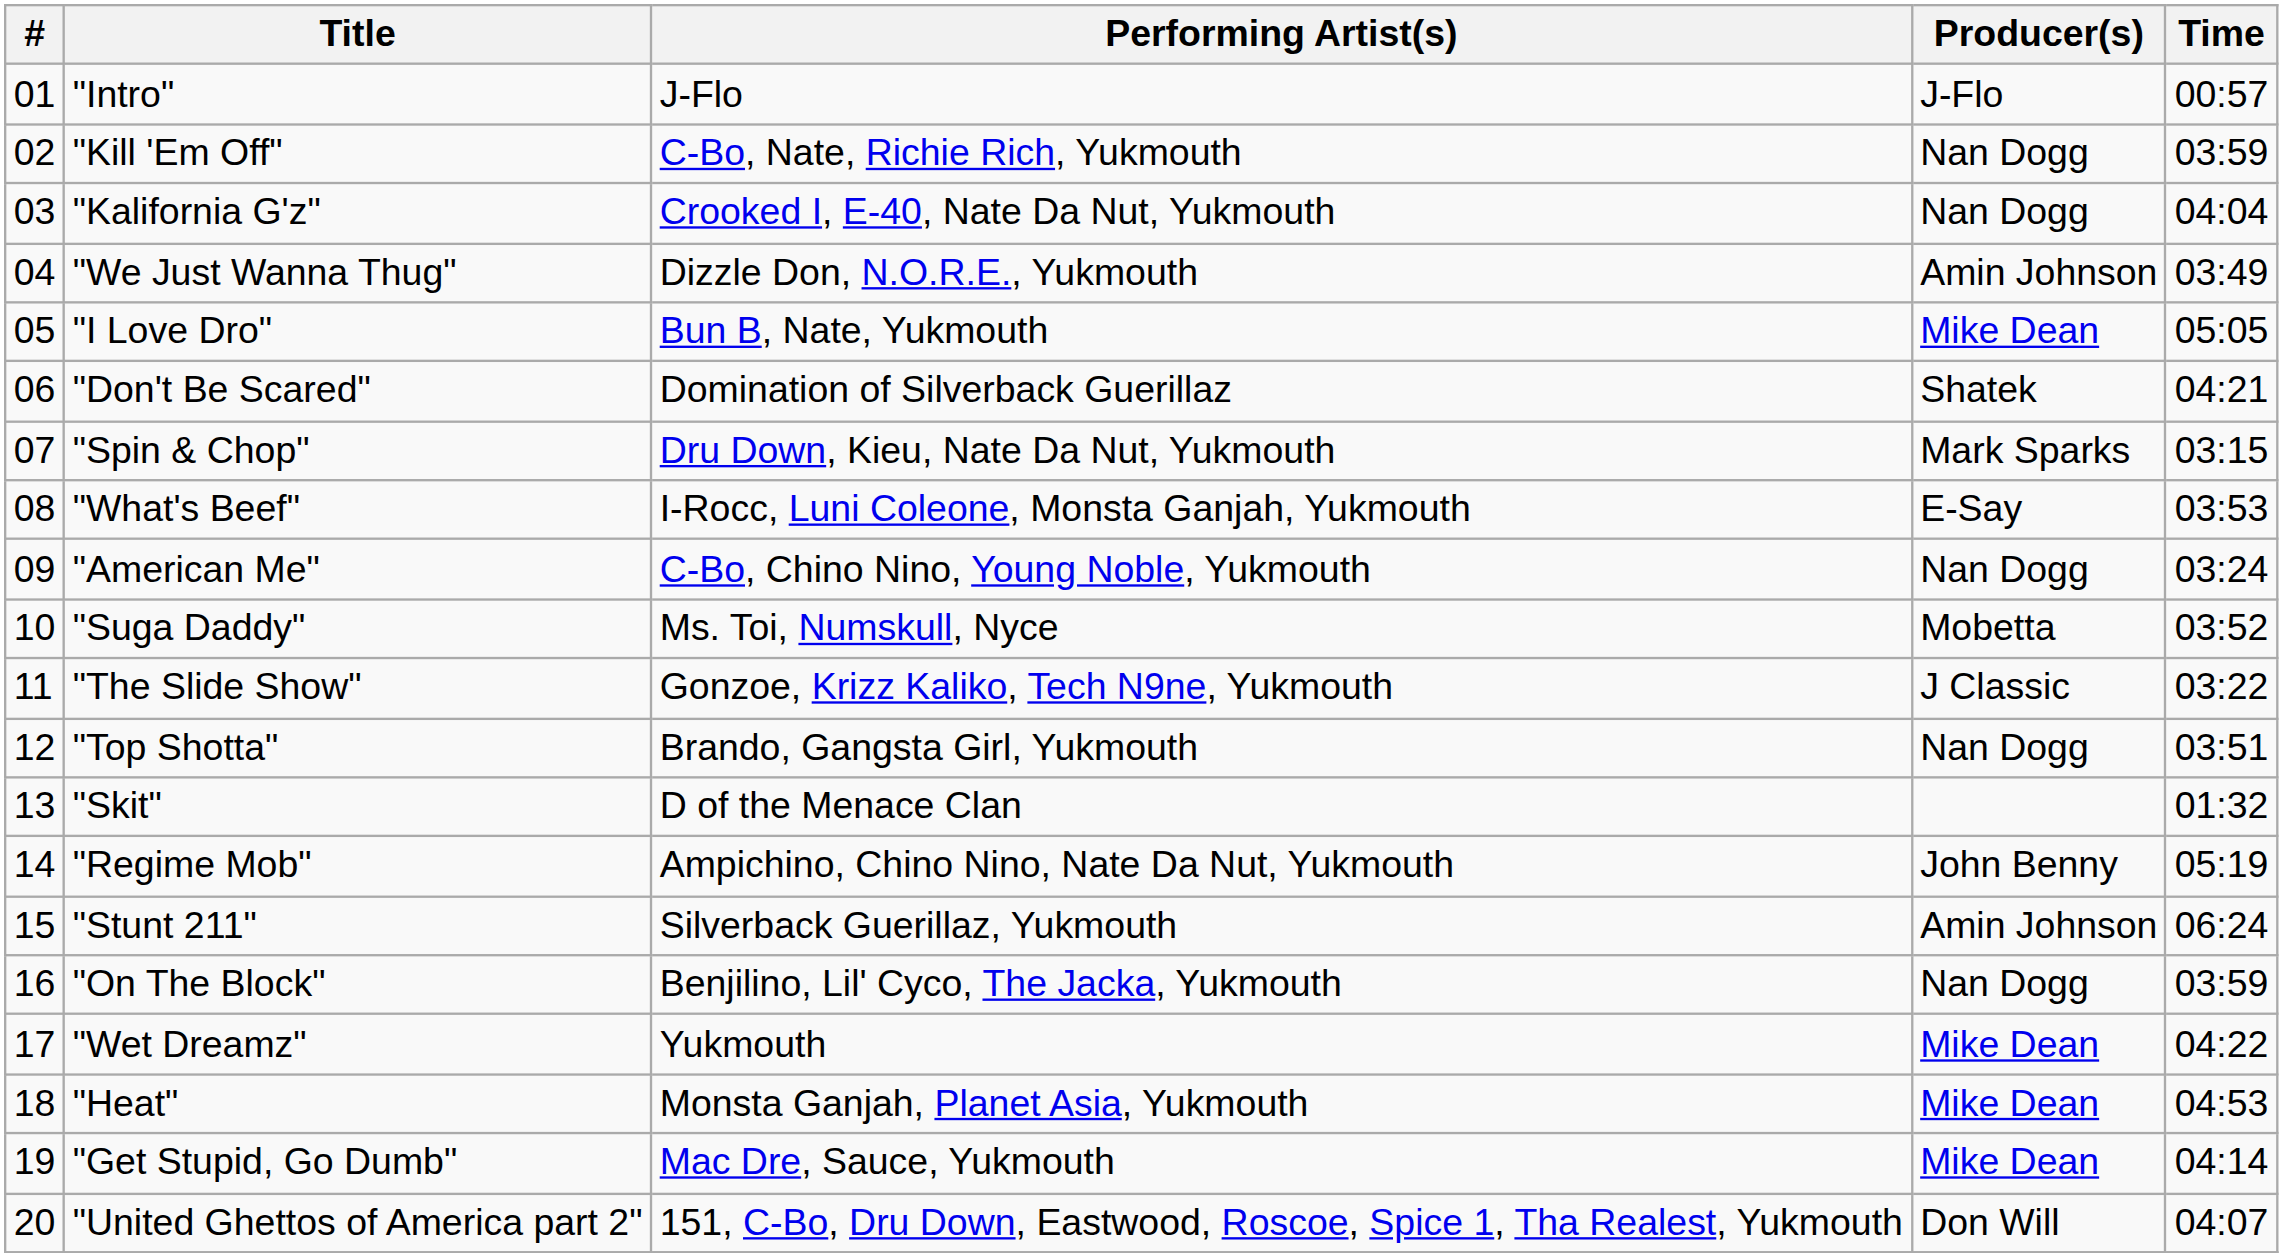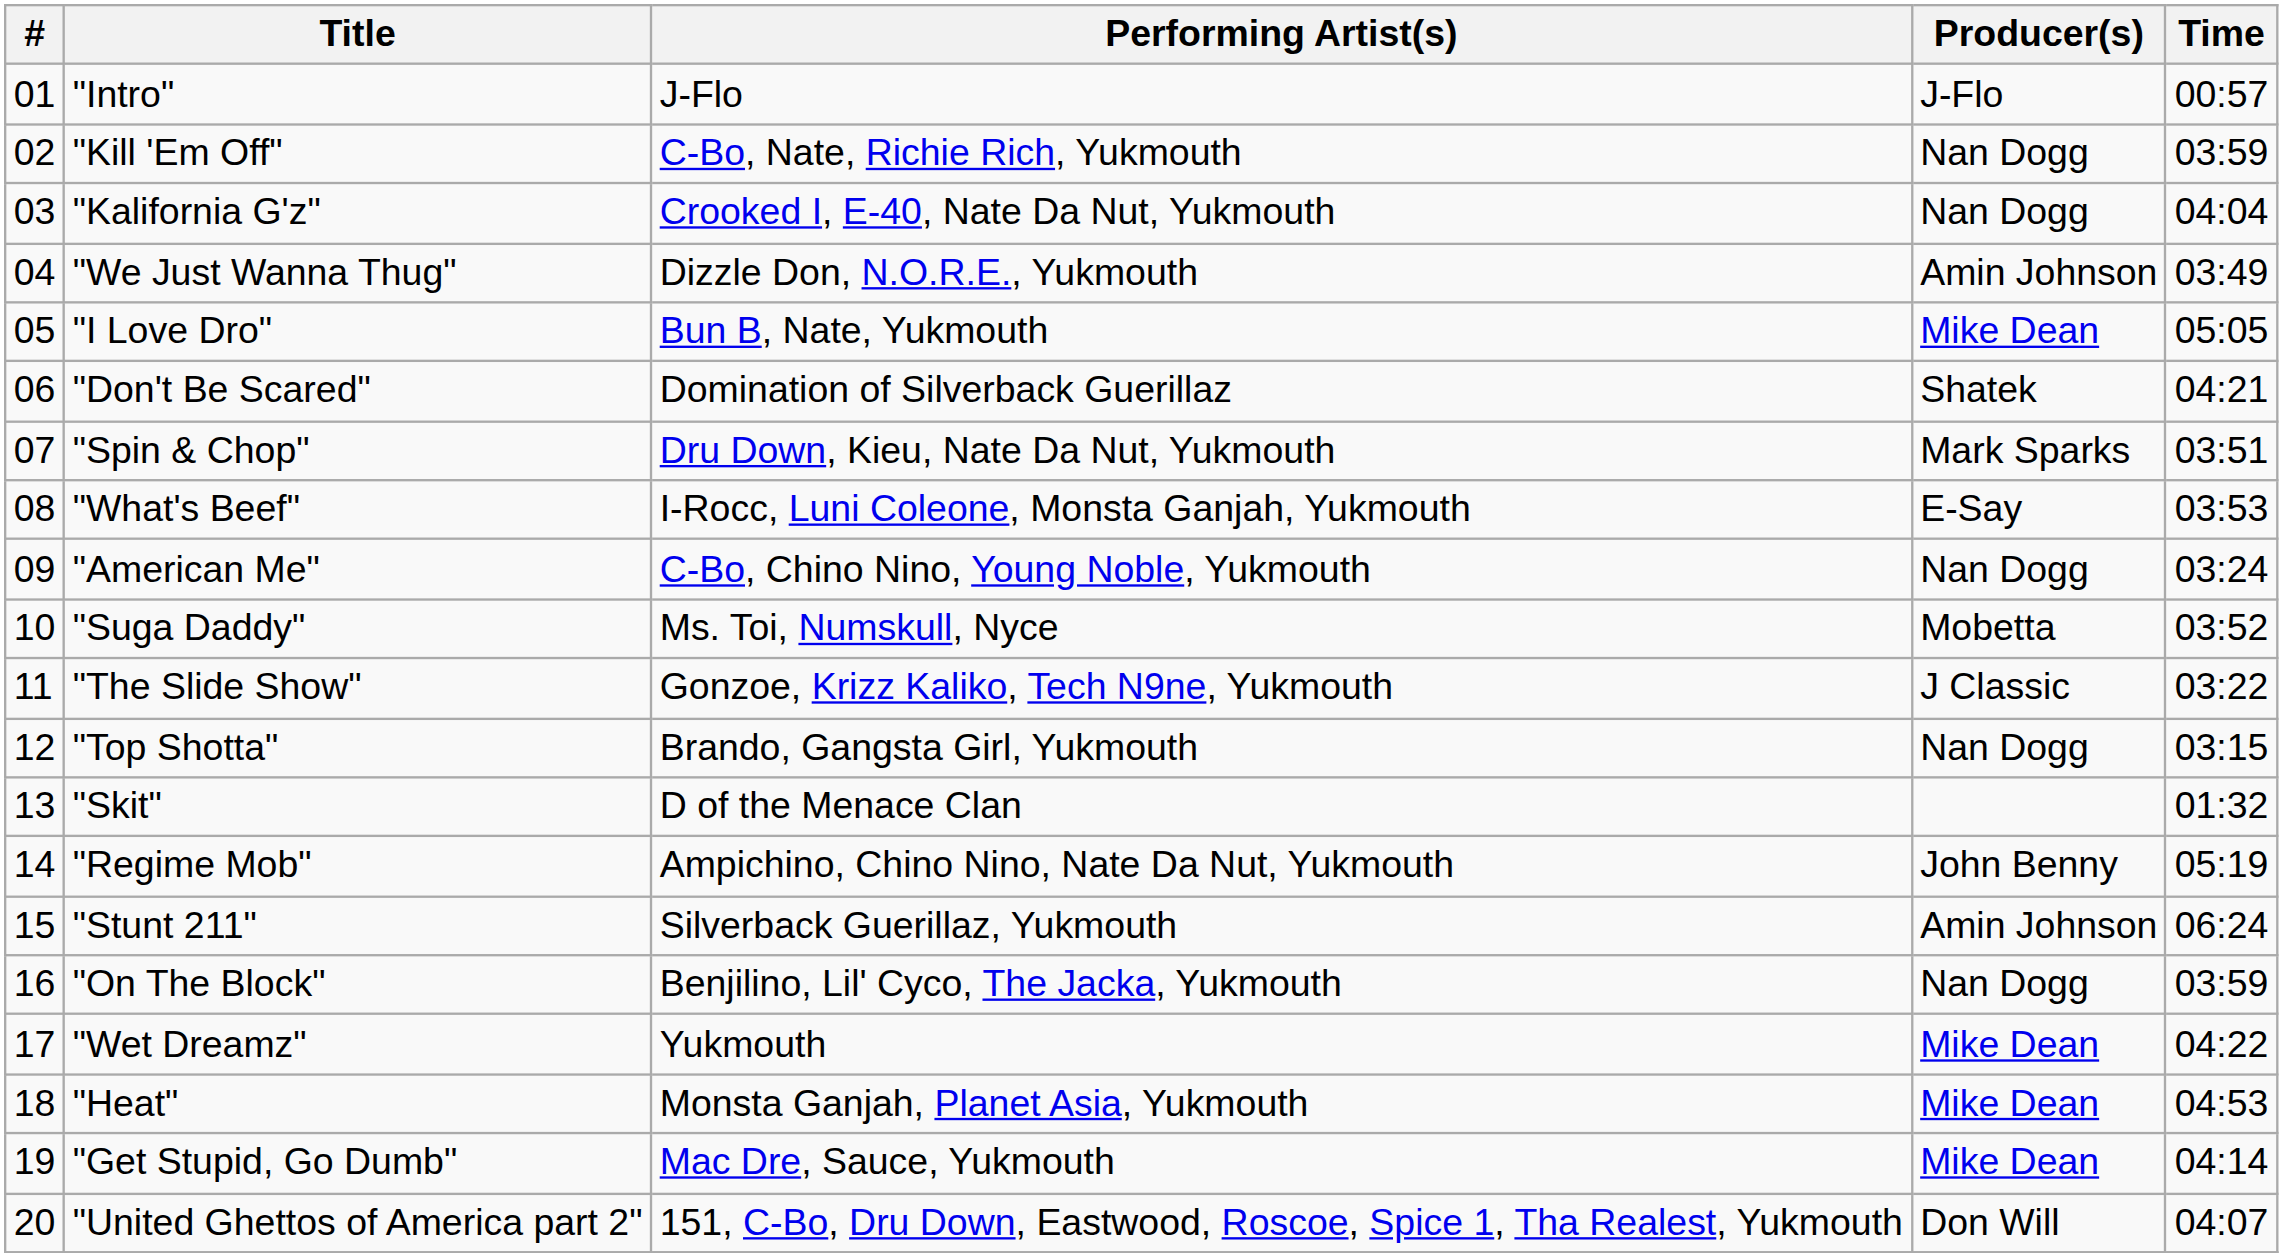(2222, 449) 03:15 -> (2222, 449) 03:51
(2222, 746) 03:51 -> (2222, 746) 03:15
